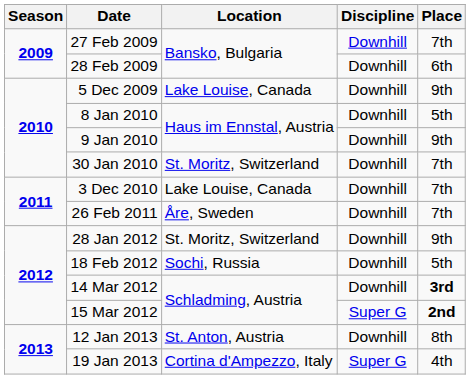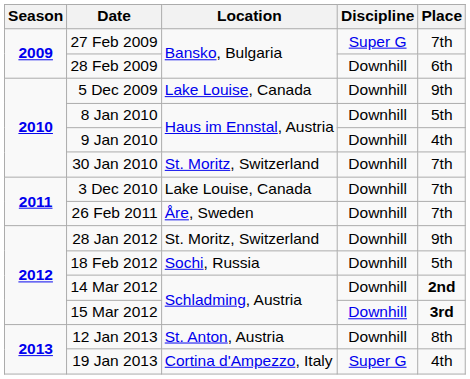(378, 41) Downhill -> (378, 41) Super G
(442, 139) 9th -> (442, 139) 4th
(442, 287) 3rd -> (442, 287) 2nd
(378, 312) Super G -> (378, 312) Downhill
(442, 312) 2nd -> (442, 312) 3rd
